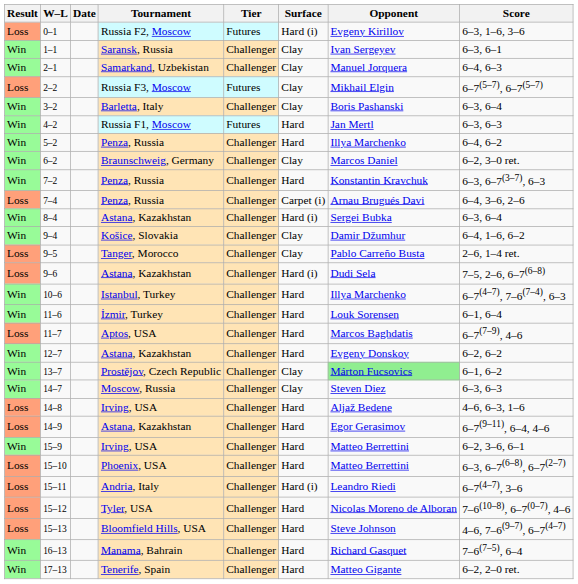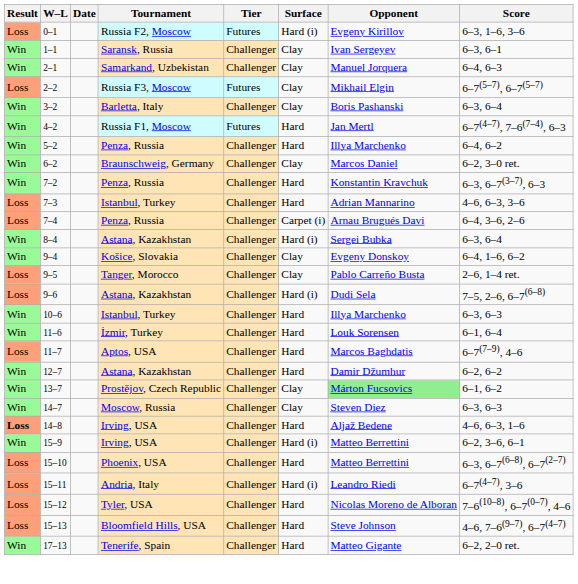(482, 124) 6–3, 6–3 -> (514, 126) 6–7(4–7), 7–6(7–4), 6–3
+ row: (50, 203)
(368, 235) Damir Džumhur -> (370, 256) Evgeny Donskoy
(514, 294) 6–7(4–7), 7–6(7–4), 6–3 -> (482, 314) 6–3, 6–3
(370, 353) Evgeny Donskoy -> (368, 371) Damir Džumhur
(18, 407) normal -> (18, 425) bold
- row: (53, 427)
(293, 446) Hard -> (299, 443) Hard (i)
- row: (55, 550)
